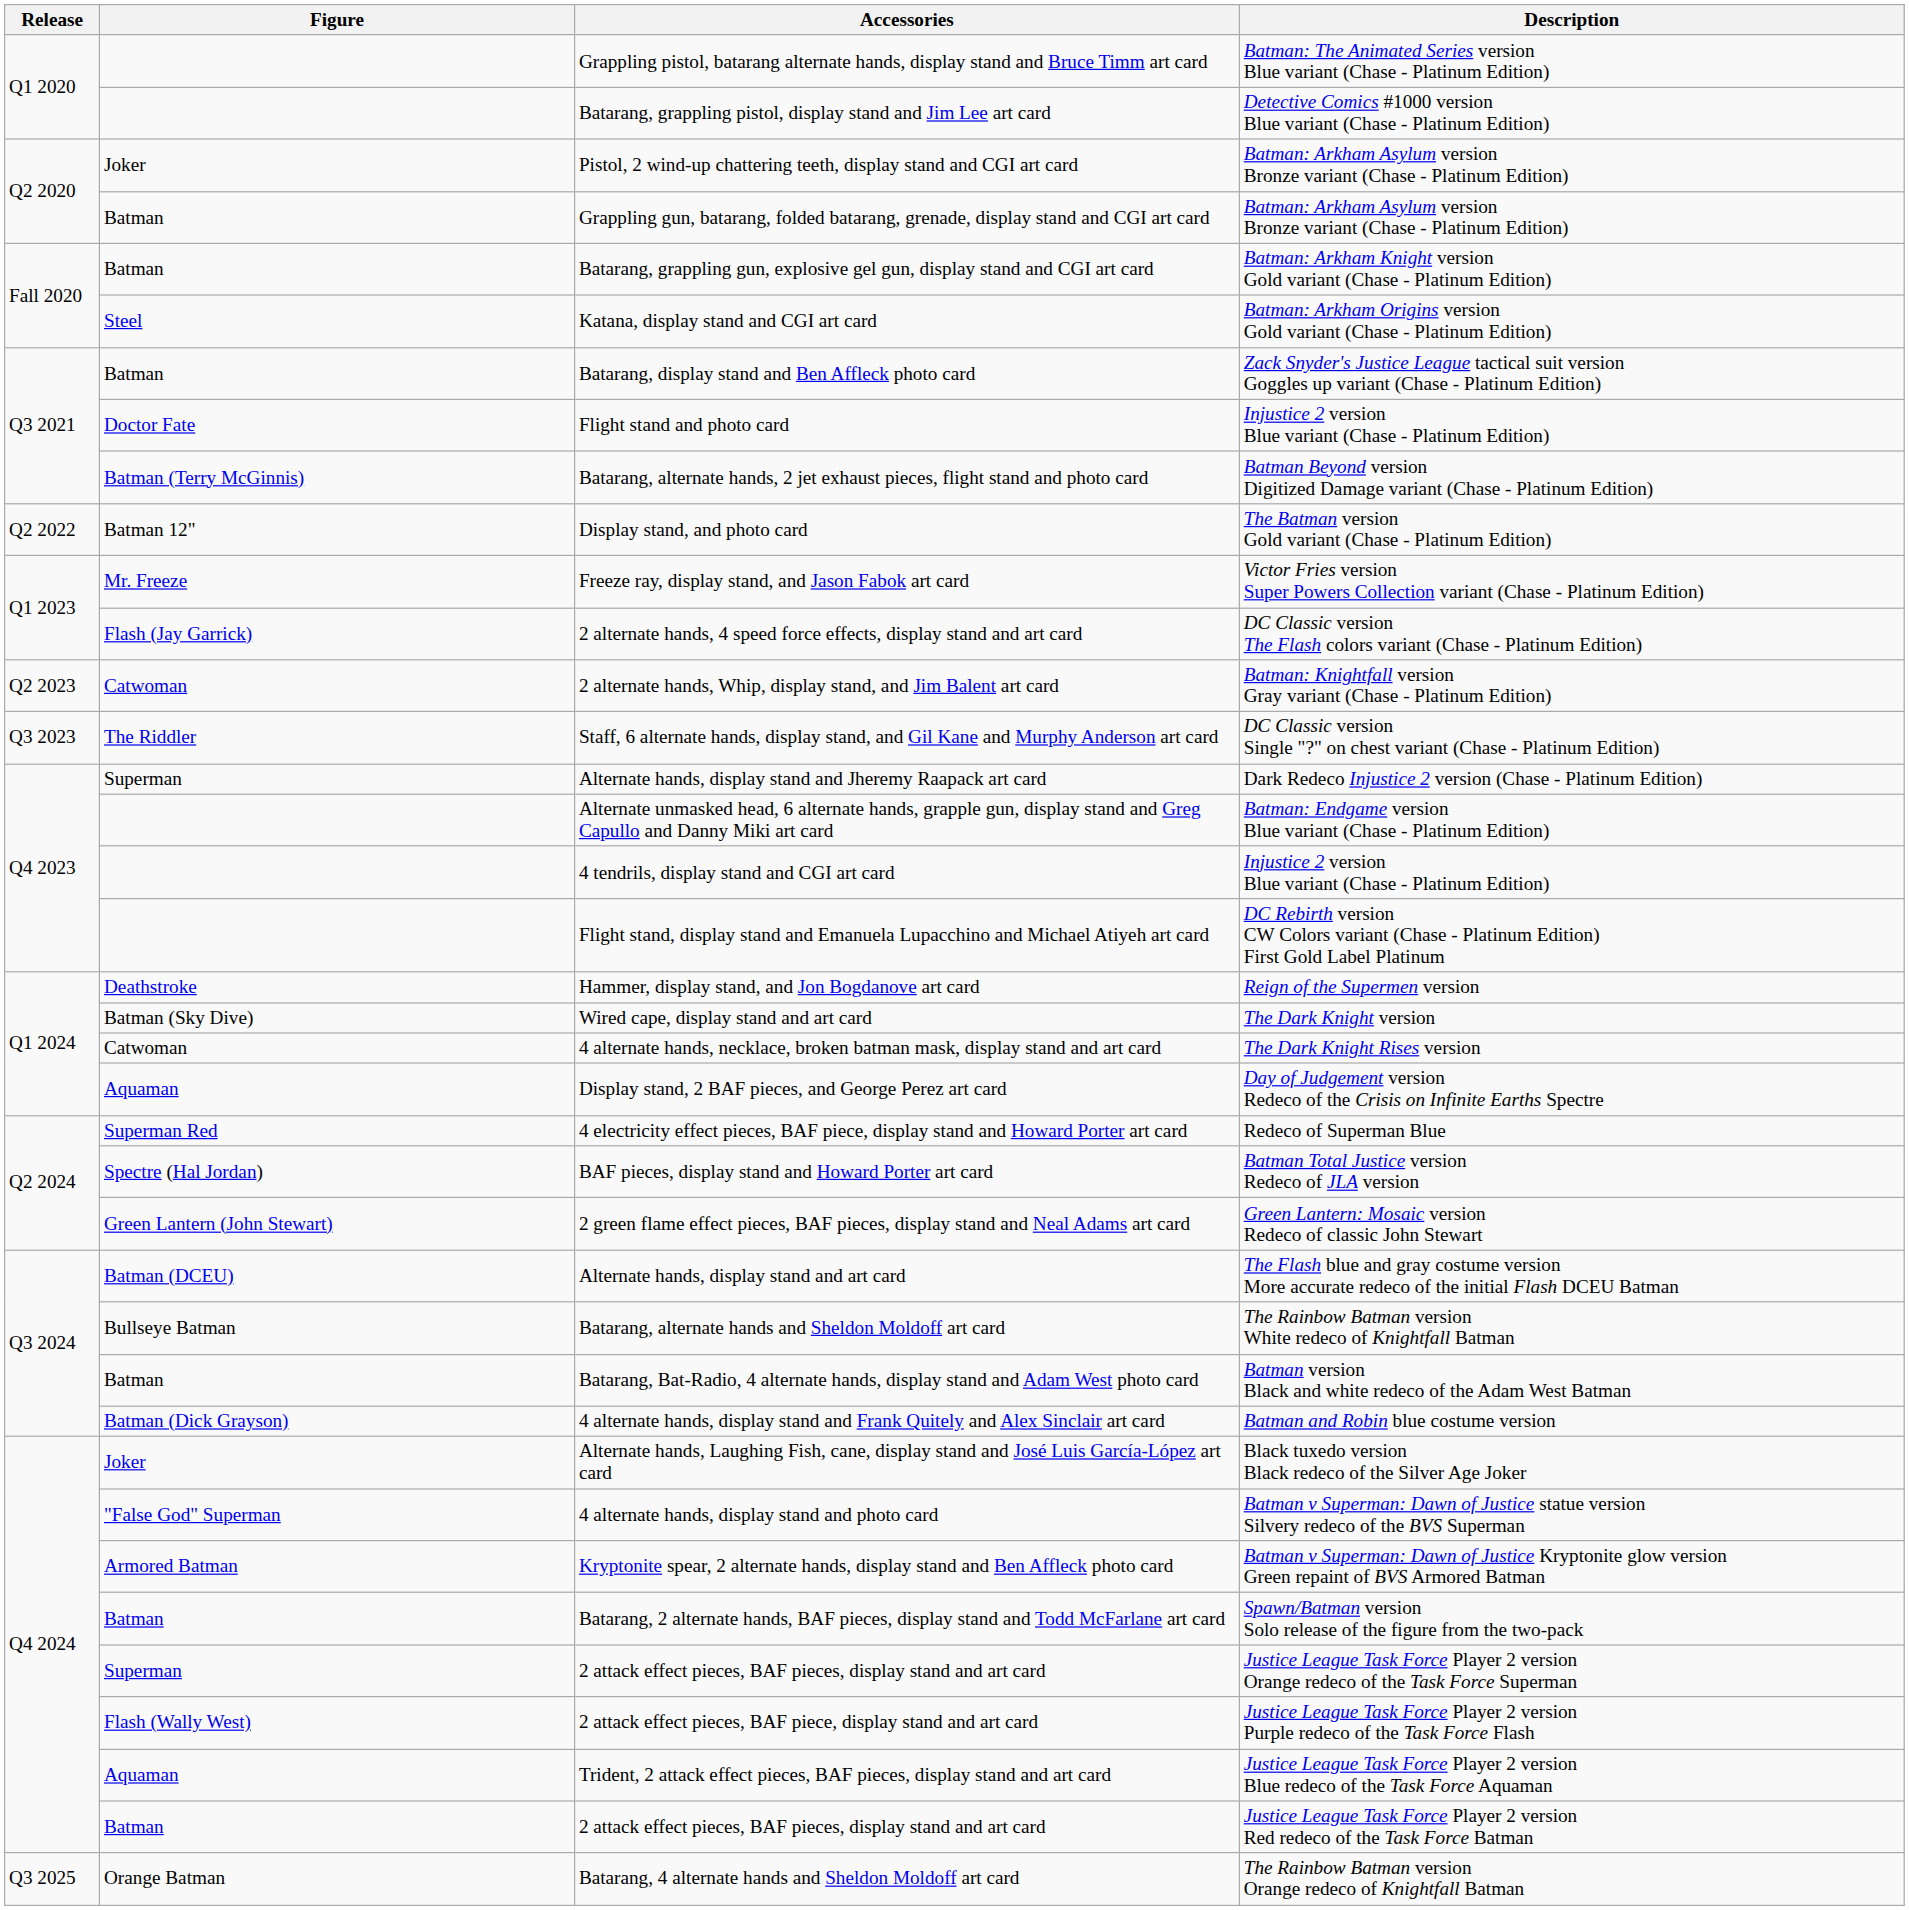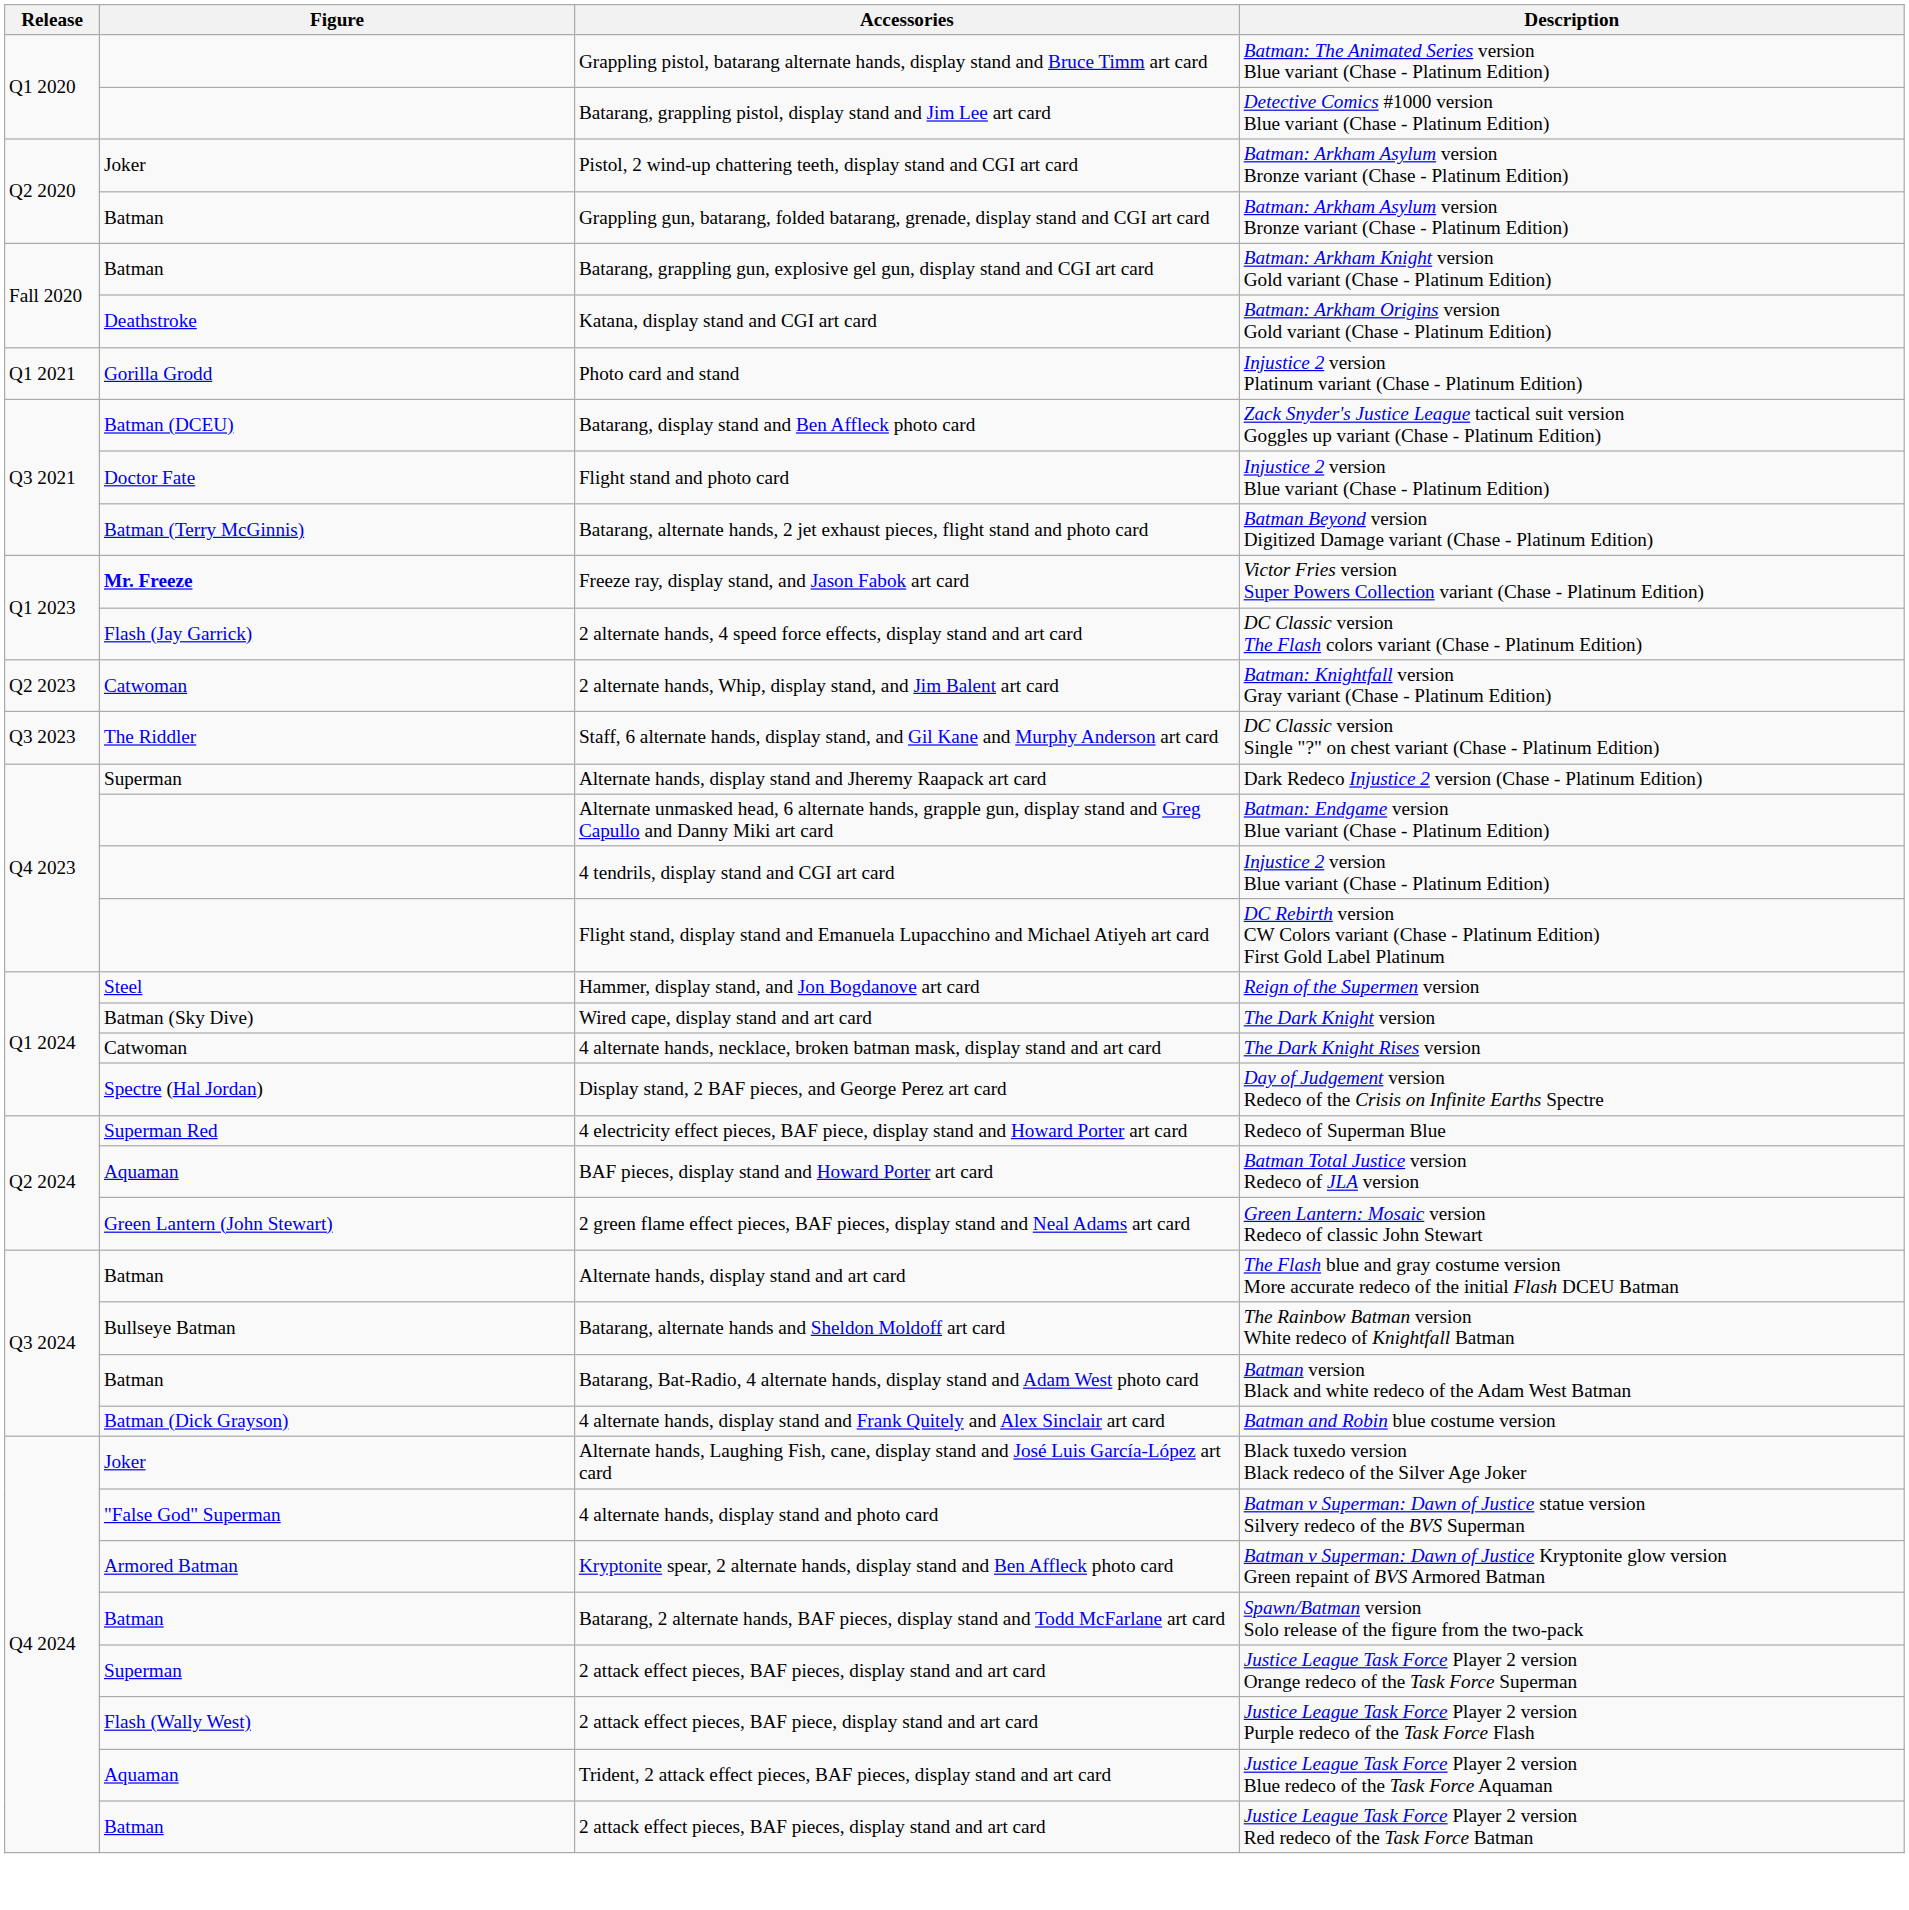(123, 321) Steel -> (150, 321) Deathstroke
+ row: (659, 373)
(134, 373) Batman -> (169, 425) Batman (DCEU)
- row: (693, 529)
(146, 581) normal -> (148, 581) bold
(150, 987) Deathstroke -> (123, 987) Steel
(141, 1089) Aquaman -> (183, 1089) Spectre (Hal Jordan)
(183, 1171) Spectre (Hal Jordan) -> (141, 1171) Aquaman
(169, 1275) Batman (DCEU) -> (134, 1275) Batman
- row: (799, 1878)
